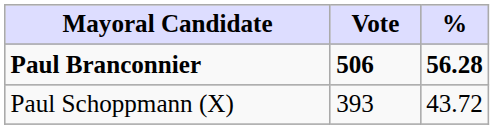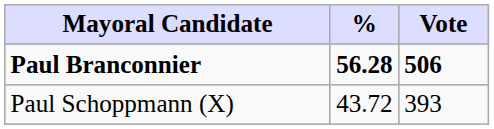columns swapped: (375, 24) <-> (454, 24)
